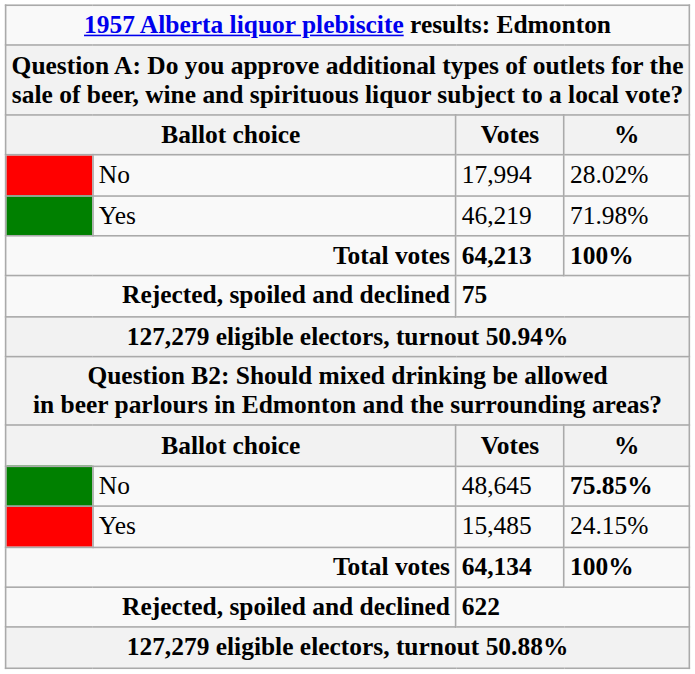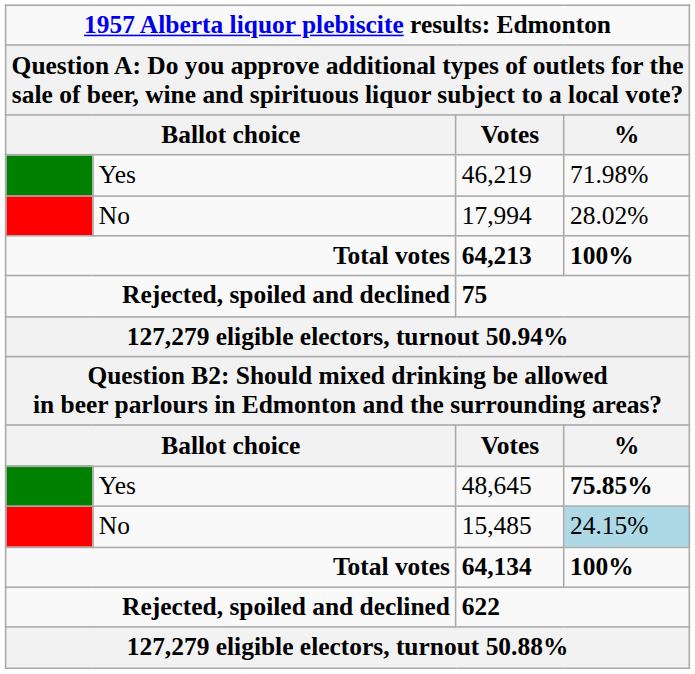rows swapped: (497, 215) <-> (497, 174)
(114, 485) No -> (117, 485) Yes
(117, 526) Yes -> (114, 526) No
(609, 526) no background -> (609, 526) lightblue background
